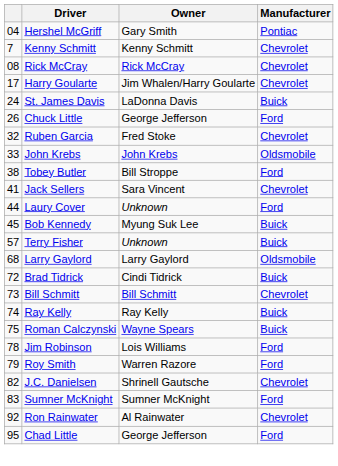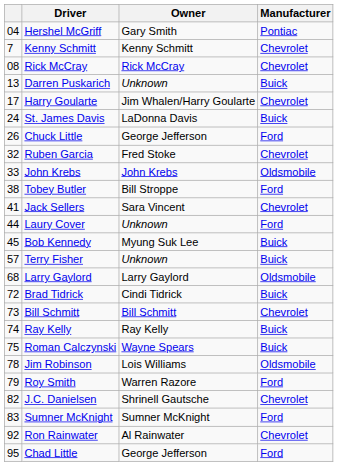+ row: (67, 84)
(272, 347) Ford -> (288, 365) Oldsmobile
